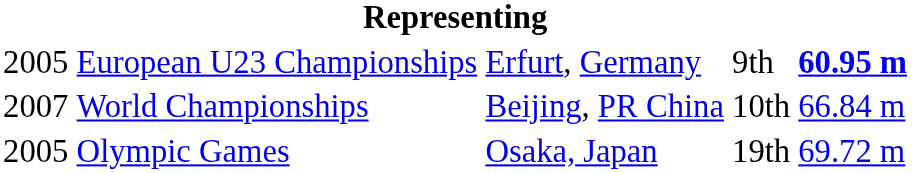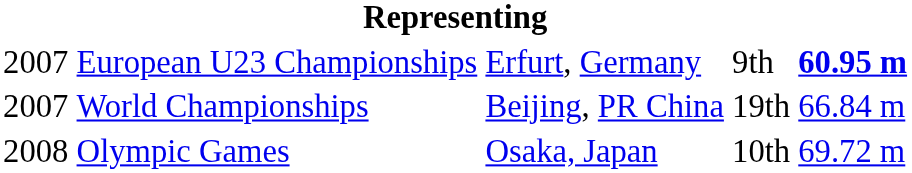(36, 61) 2005 -> (36, 61) 2007
(761, 106) 10th -> (761, 106) 19th
(36, 151) 2005 -> (36, 151) 2008
(761, 151) 19th -> (761, 151) 10th
